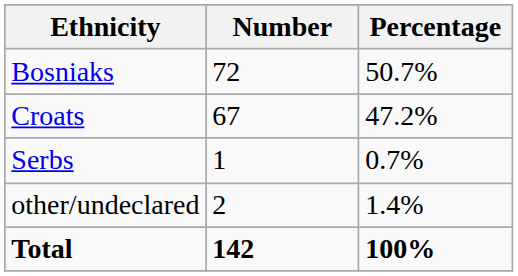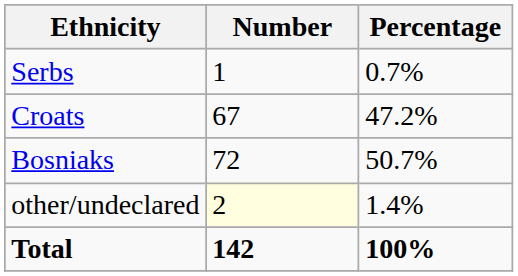rows swapped: (63, 71) <-> (42, 159)
(219, 204) no background -> (219, 204) lightyellow background
